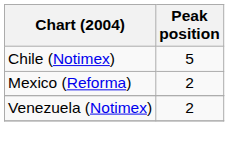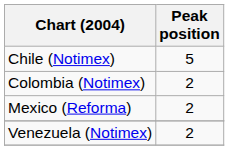+ row: (77, 83)
